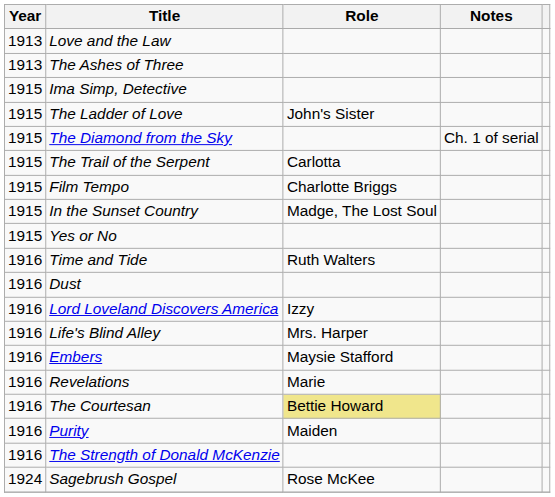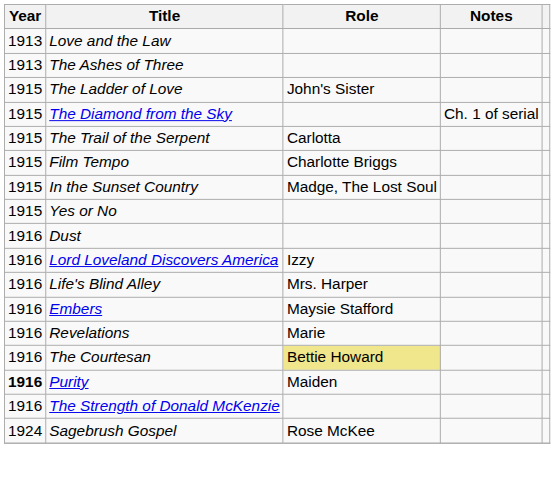- row: (118, 89)
- row: (98, 260)
(25, 430) normal -> (25, 382) bold
